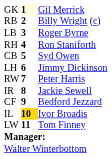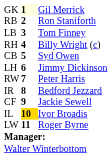(69, 21) Billy Wright (c) -> (67, 21) Ron Staniforth
(63, 33) Roger Byrne -> (62, 33) Tom Finney
(67, 44) Ron Staniforth -> (69, 44) Billy Wright (c)
(65, 90) Jackie Sewell -> (70, 90) Bedford Jezzard
(70, 102) Bedford Jezzard -> (65, 102) Jackie Sewell
(62, 125) Tom Finney -> (63, 125) Roger Byrne
